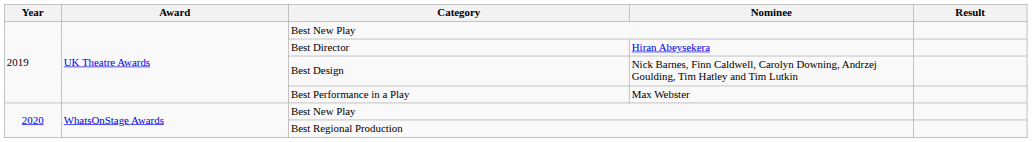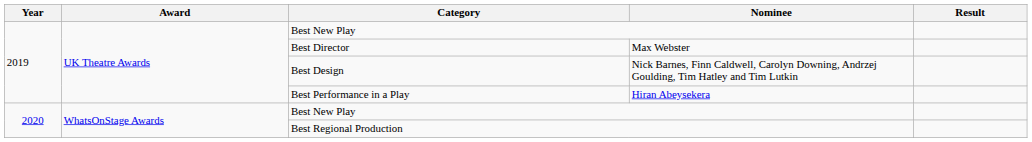(671, 47) Hiran Abeysekera -> (661, 47) Max Webster
(661, 94) Max Webster -> (671, 94) Hiran Abeysekera
